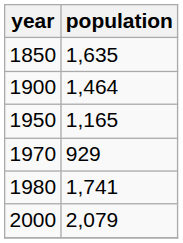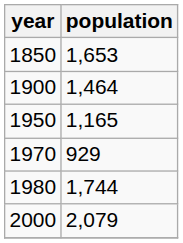(92, 54) 1,635 -> (92, 54) 1,653
(92, 187) 1,741 -> (92, 187) 1,744
